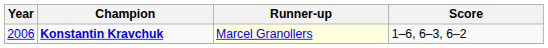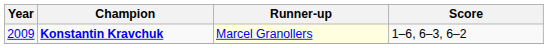(21, 34) 2006 -> (21, 34) 2009
